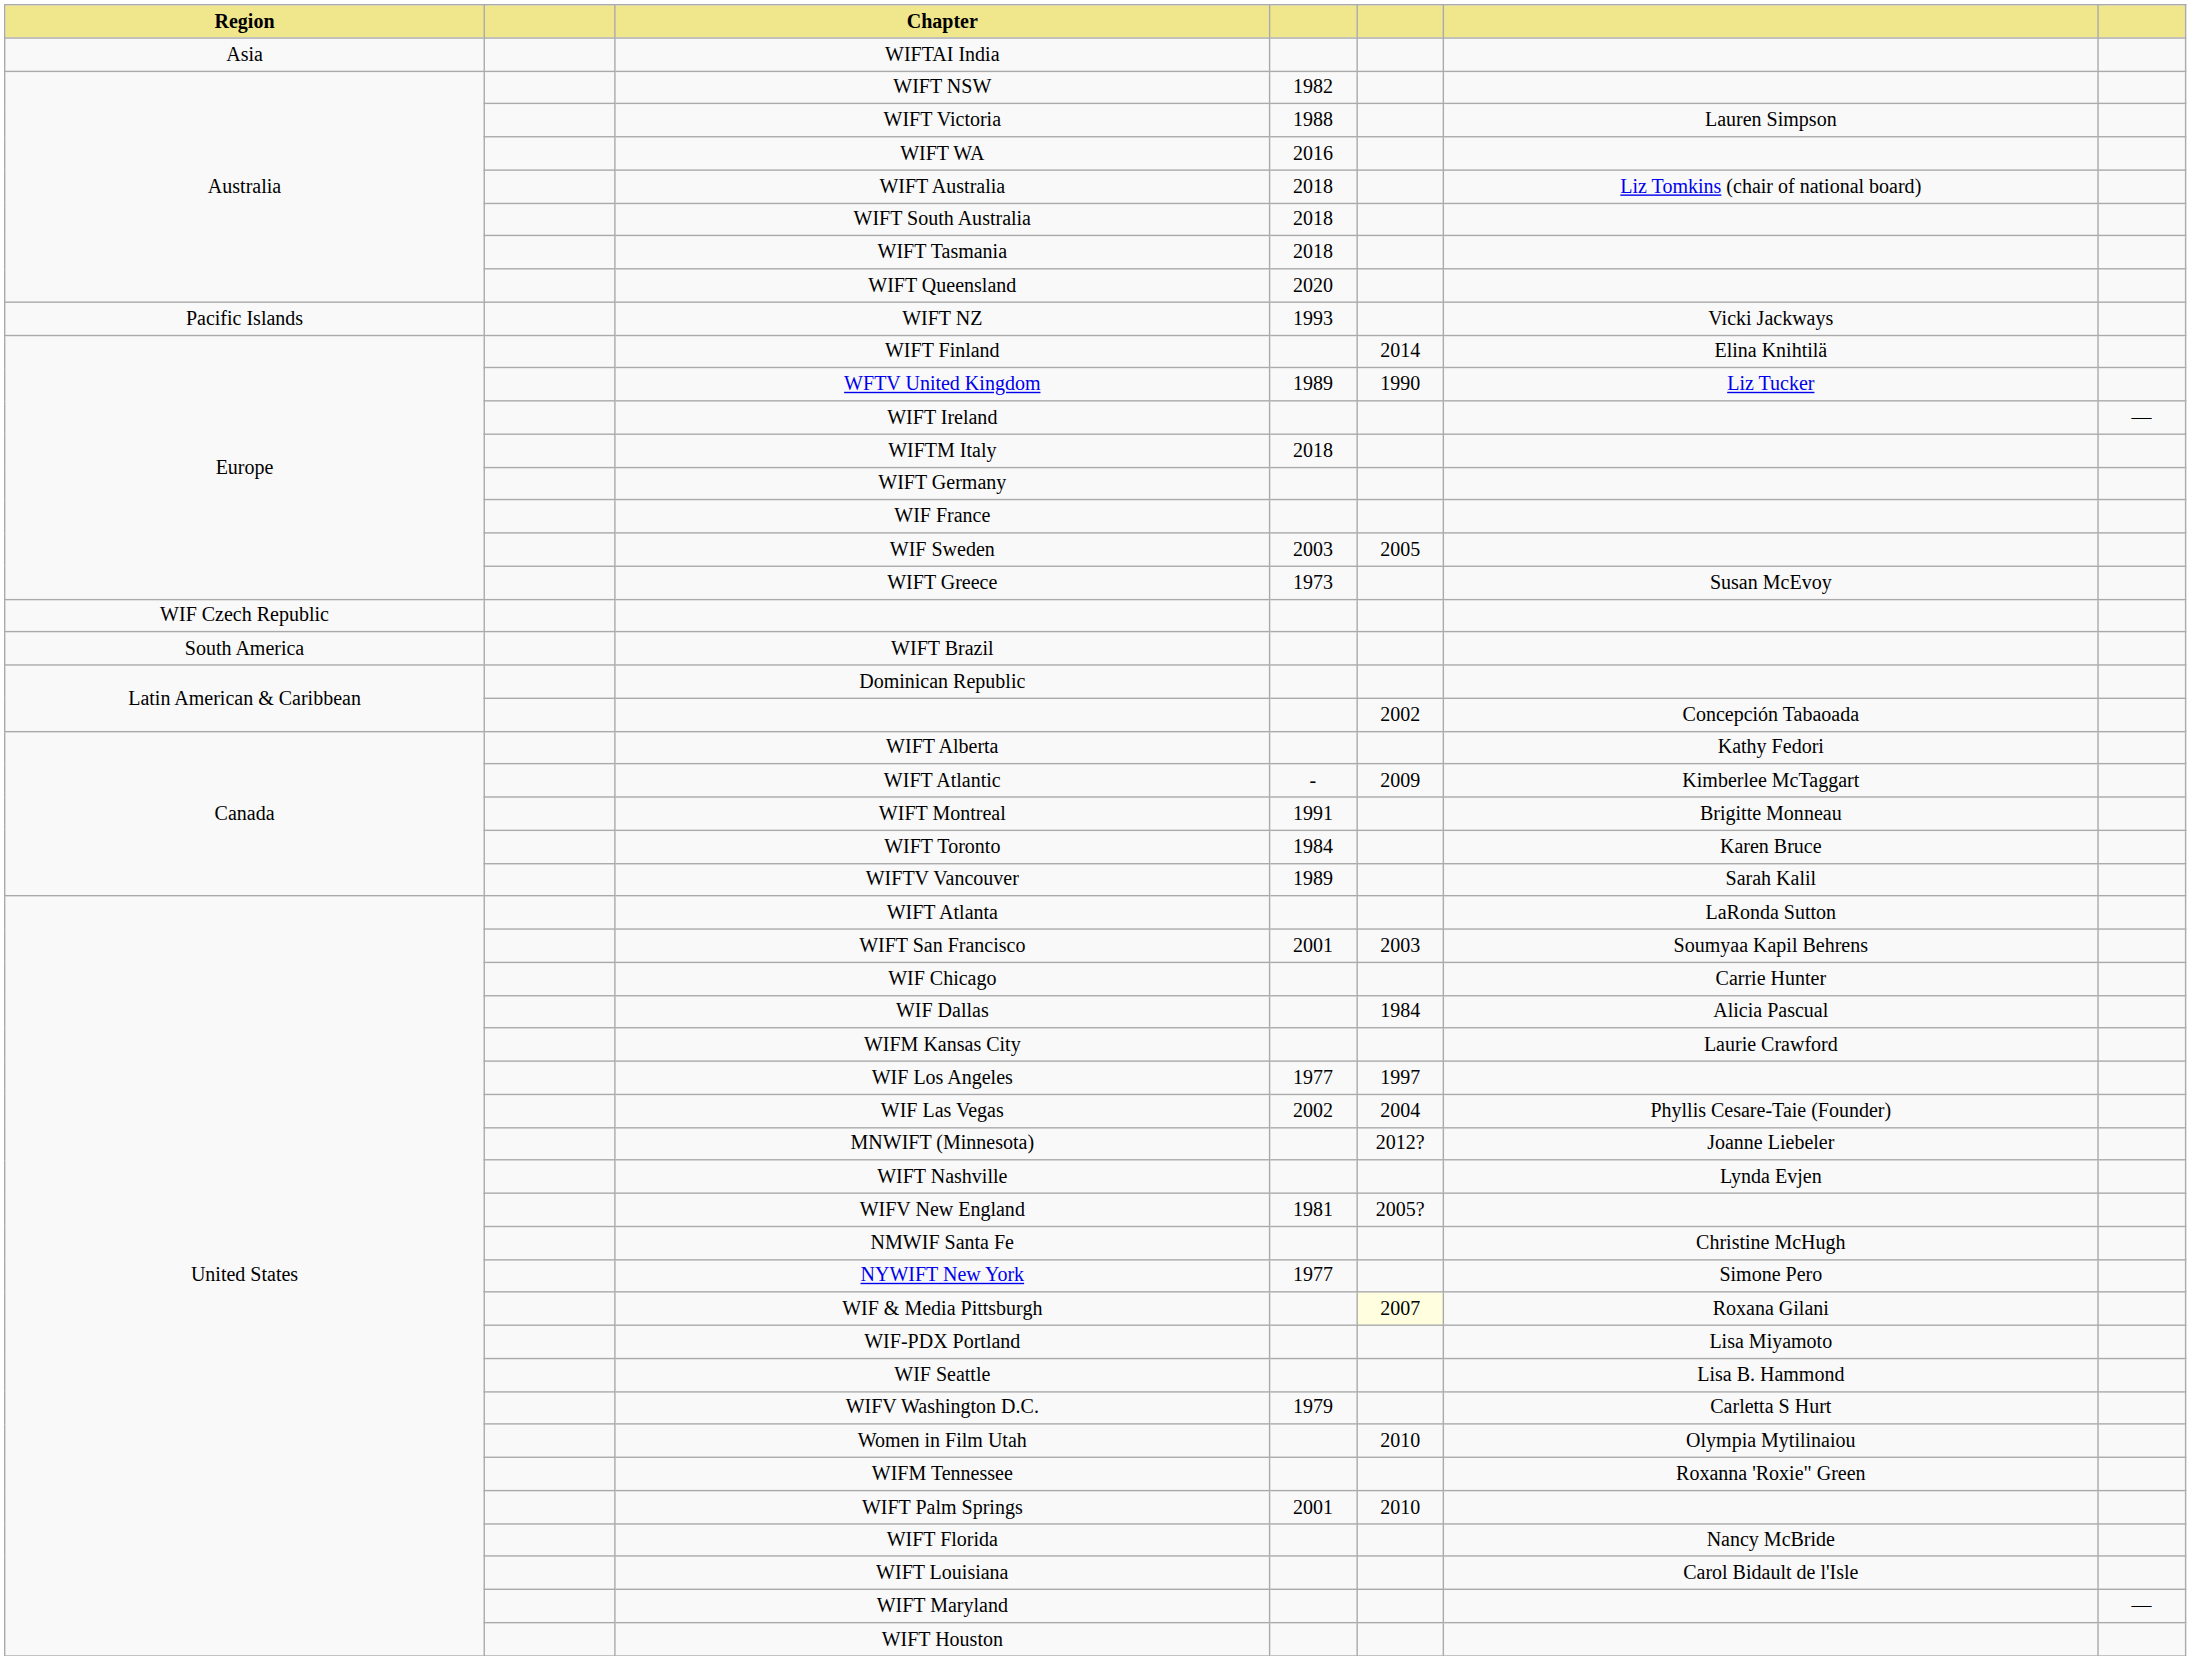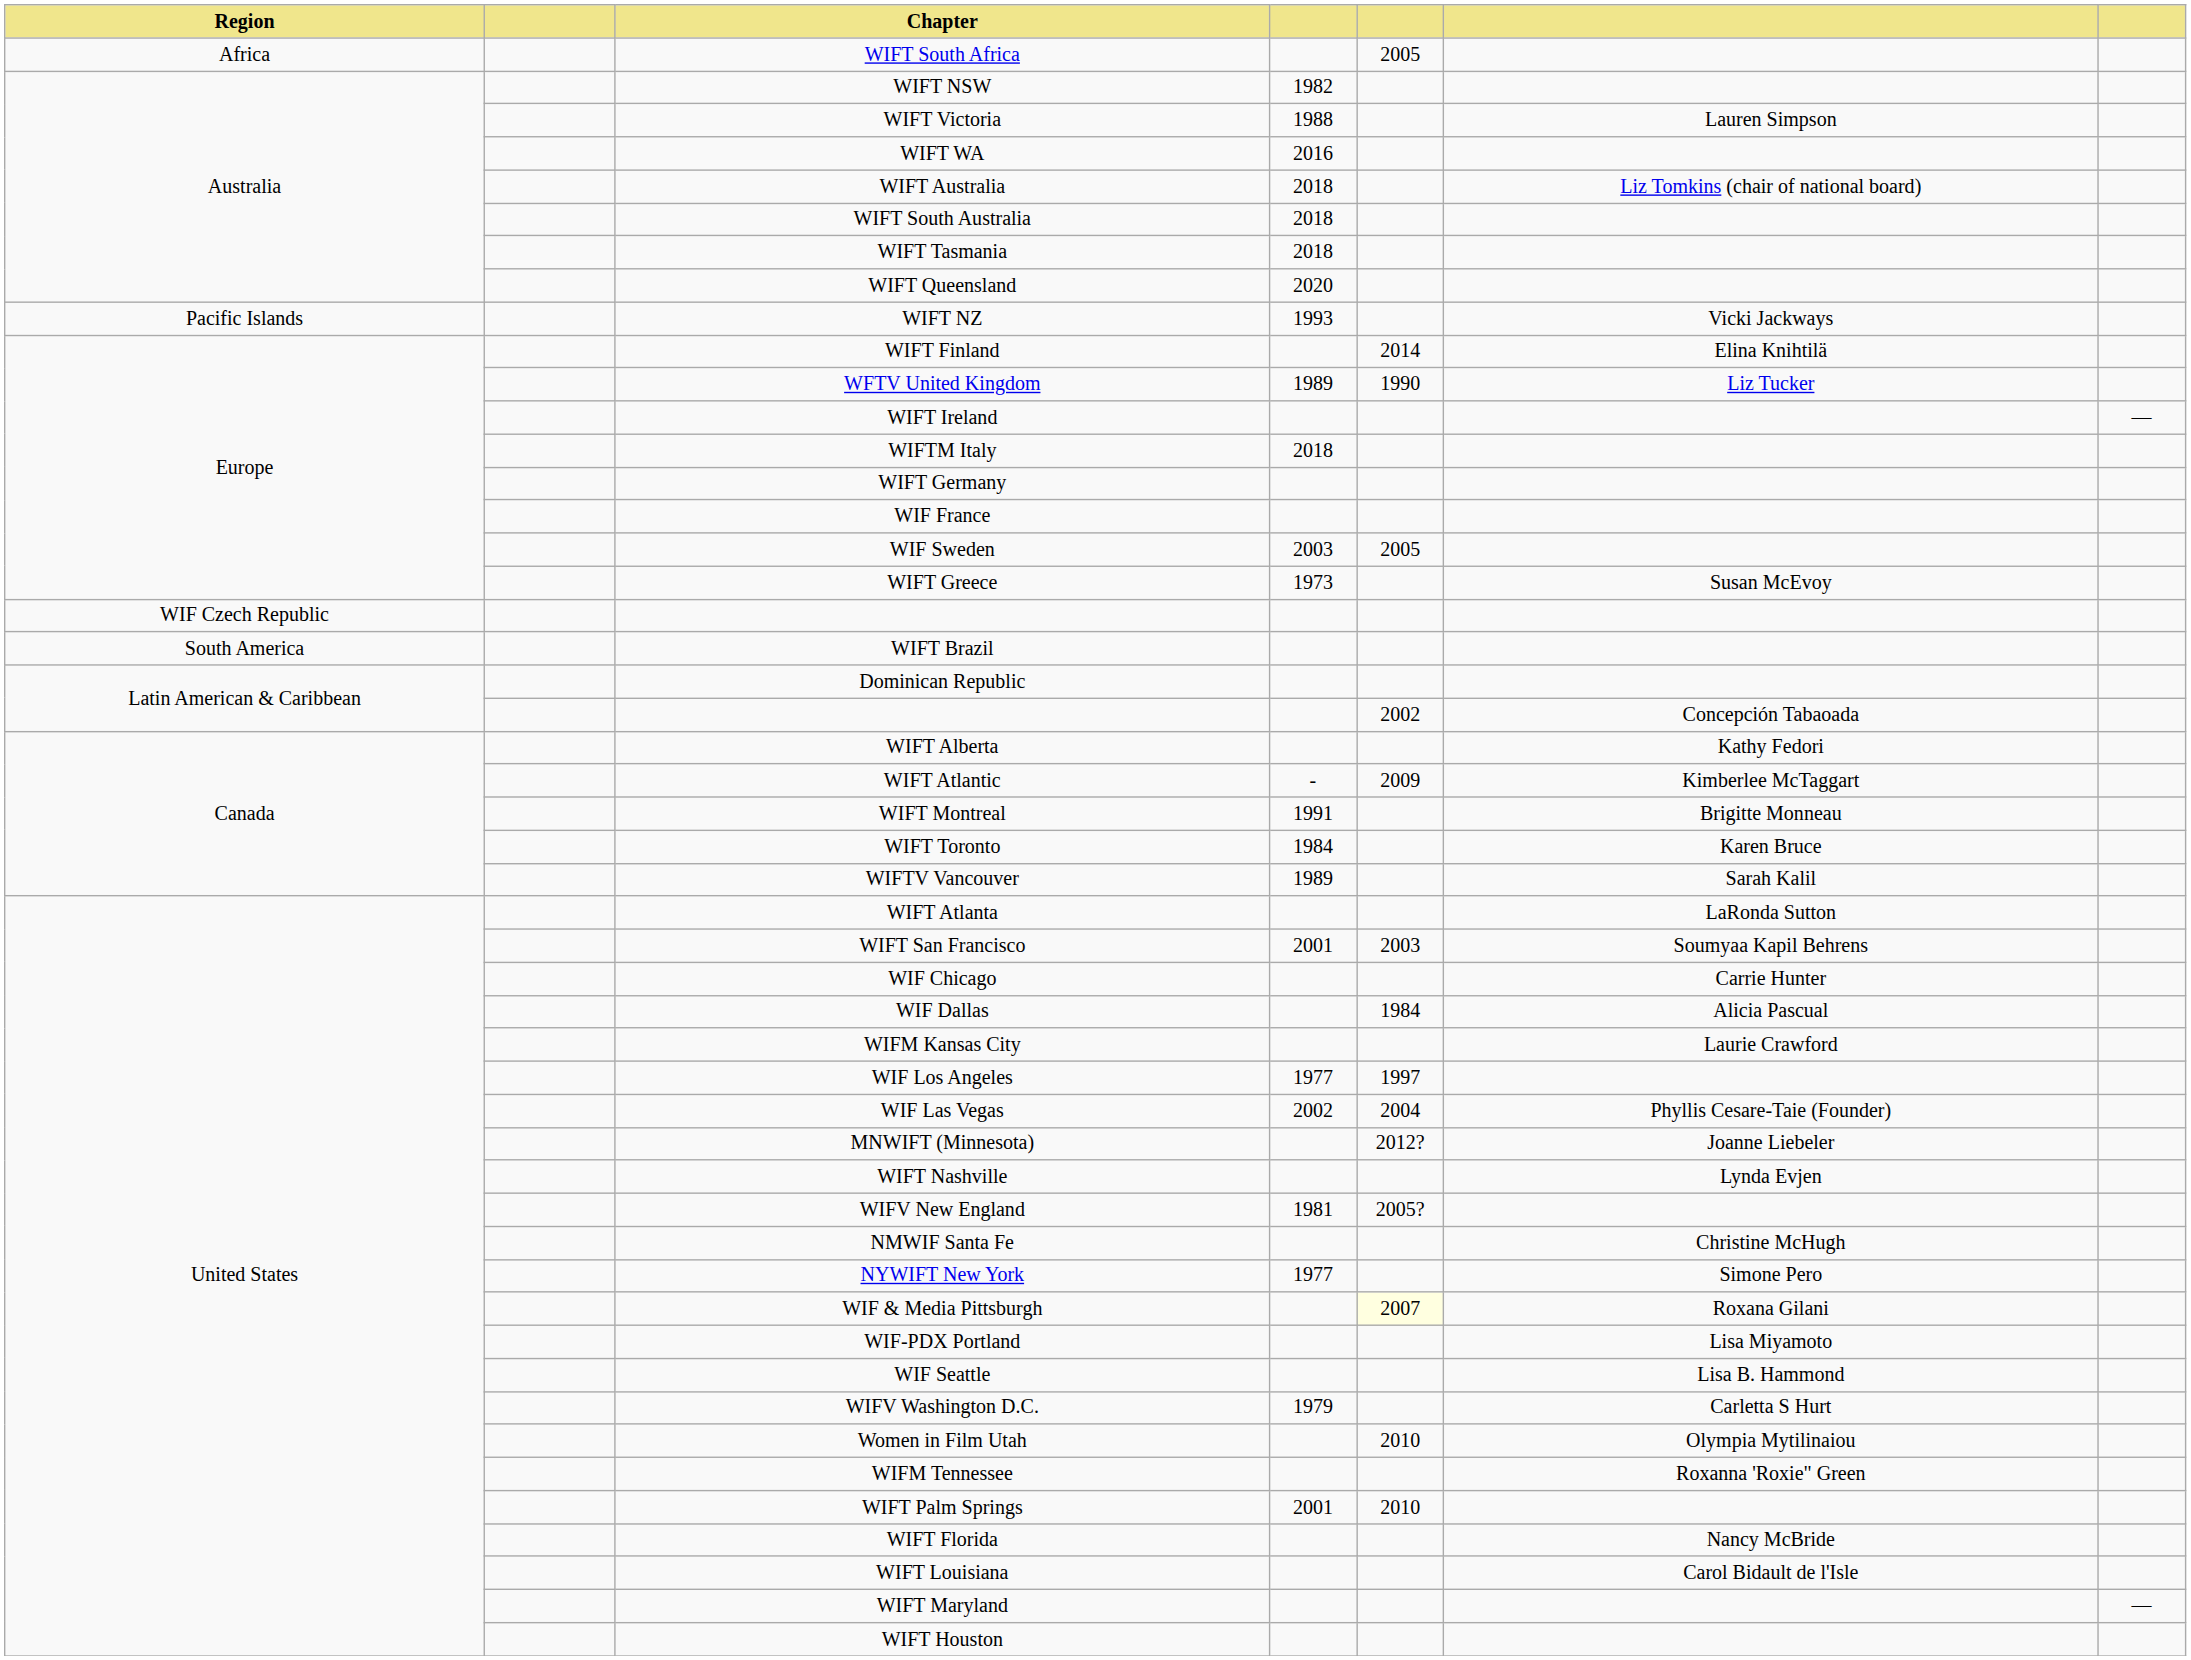+ row: (245, 54)
- row: (245, 54)
